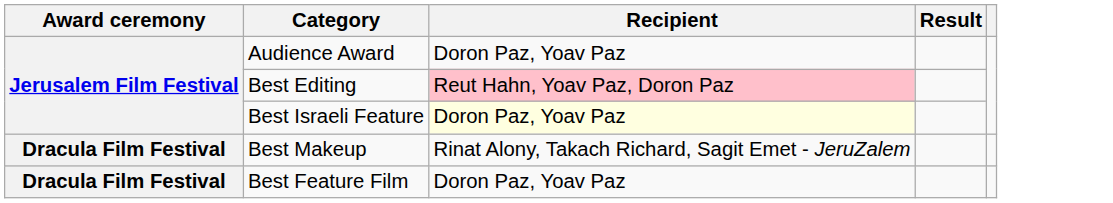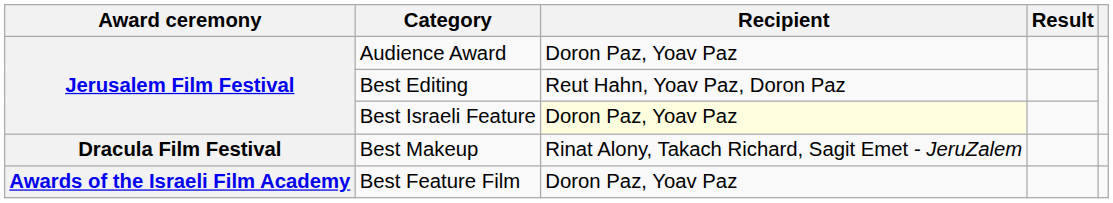(584, 85) pink background -> (696, 85) no background
(124, 181) Dracula Film Festival -> (180, 181) Awards of the Israeli Film Academy
